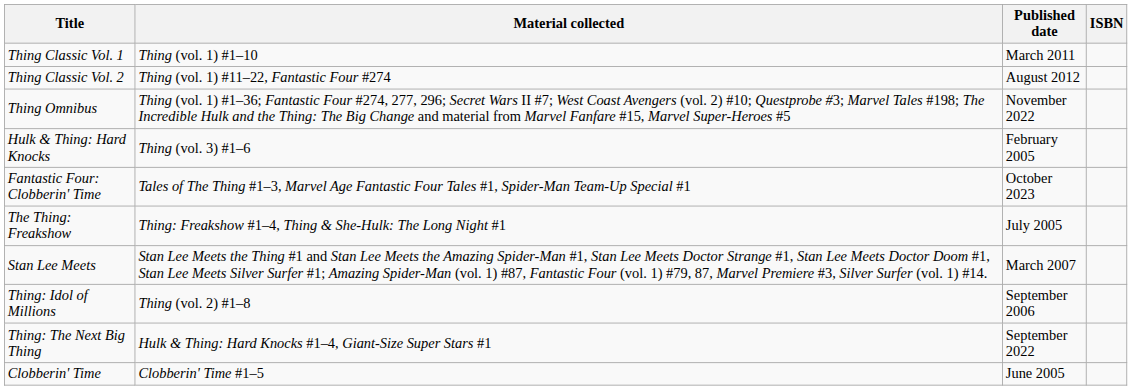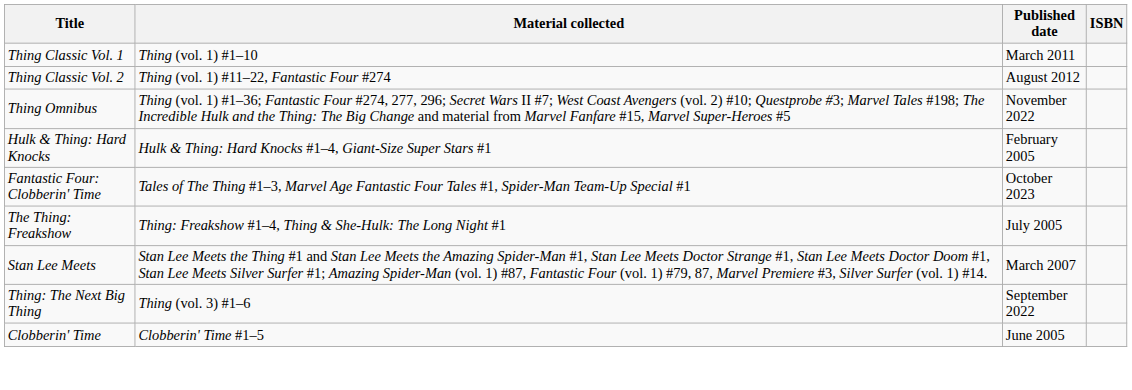(194, 147) Thing (vol. 3) #1–6 -> (315, 147) Hulk & Thing: Hard Knocks #1–4, Giant-Size Super Stars #1
- row: (48, 303)
(315, 342) Hulk & Thing: Hard Knocks #1–4, Giant-Size Super Stars #1 -> (194, 303) Thing (vol. 3) #1–6
